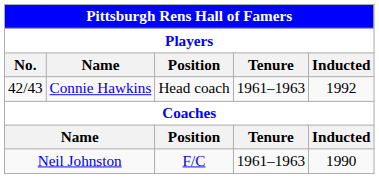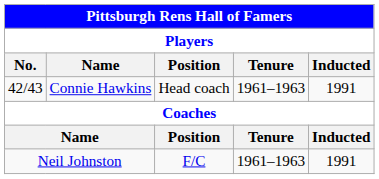(341, 88) 1992 -> (341, 88) 1991
(341, 161) 1990 -> (341, 161) 1991
